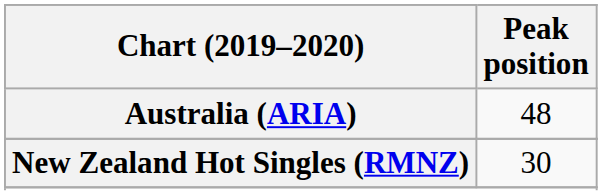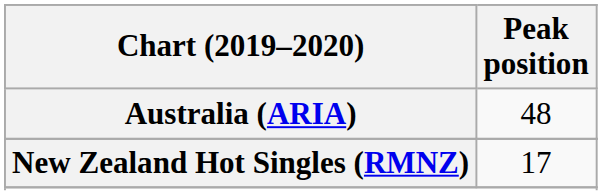(536, 162) 30 -> (536, 162) 17
